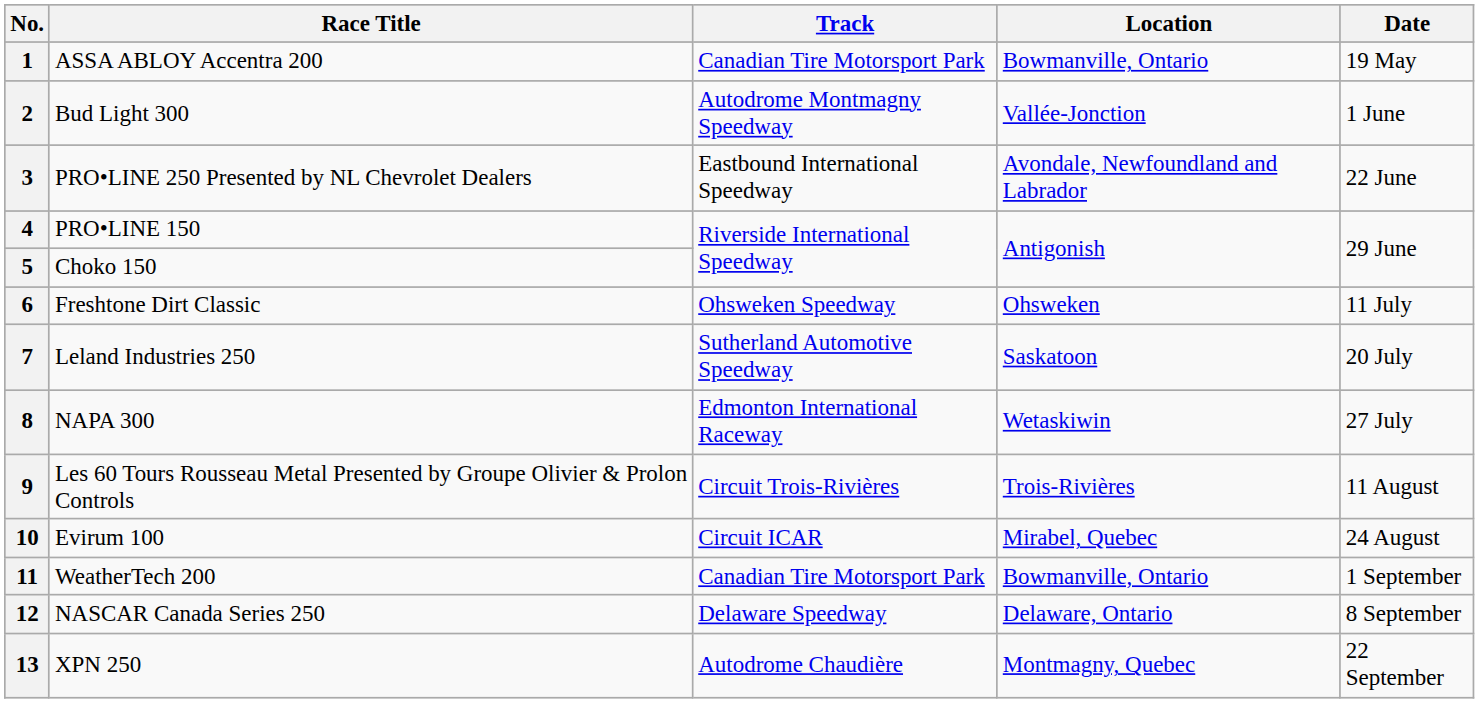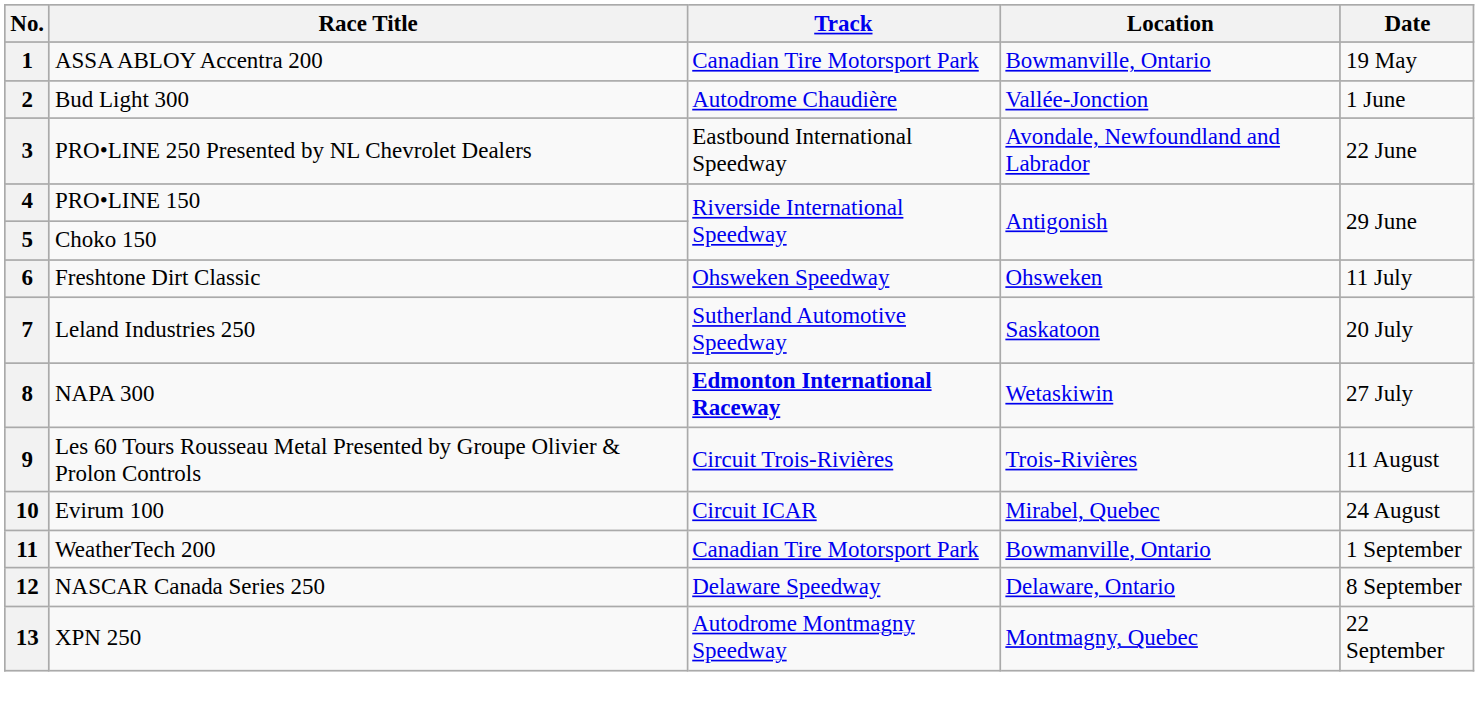(810, 112) Autodrome Montmagny Speedway -> (795, 98) Autodrome Chaudière
(808, 421) normal -> (812, 394) bold
(801, 664) Autodrome Chaudière -> (804, 637) Autodrome Montmagny Speedway
